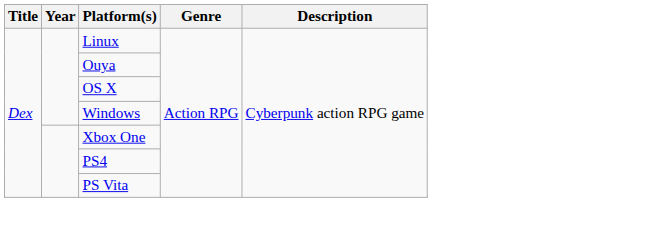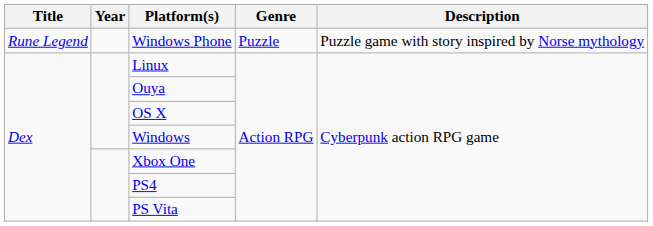+ row: (182, 40)
